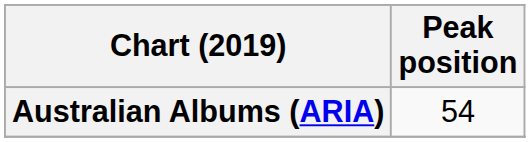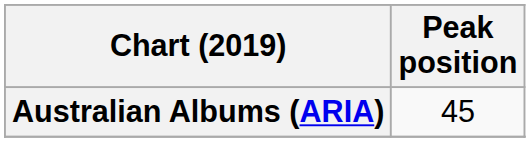(458, 111) 54 -> (458, 111) 45
